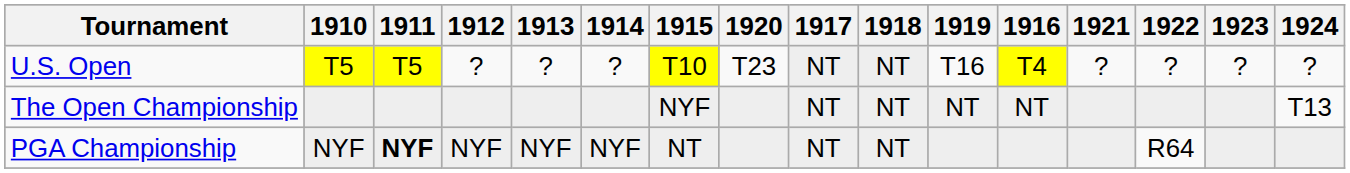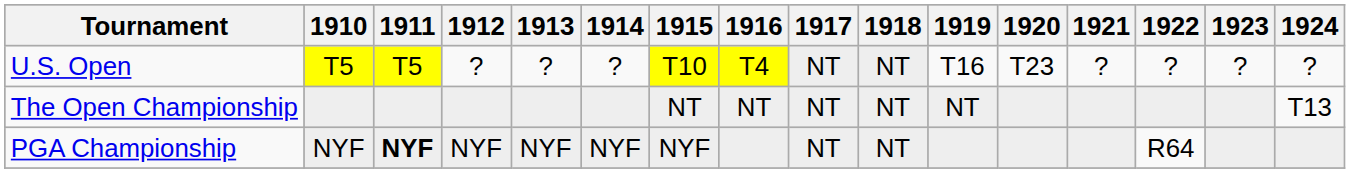columns swapped: (1032, 25) <-> (754, 25)
(685, 107) NYF -> (685, 107) NT
(685, 148) NT -> (685, 148) NYF
